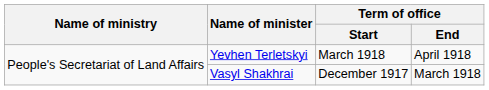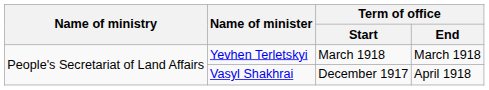(443, 54) April 1918 -> (447, 54) March 1918
(447, 74) March 1918 -> (443, 74) April 1918
